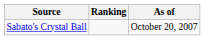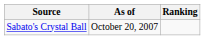columns swapped: (109, 12) <-> (164, 12)
